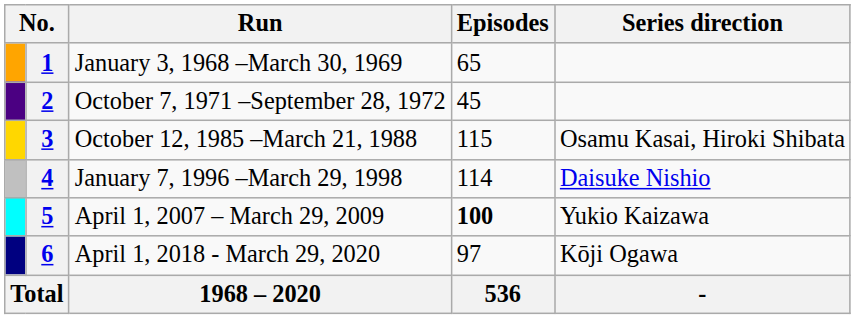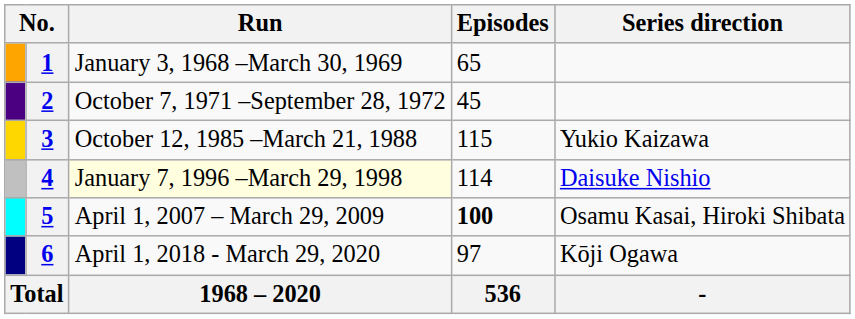(702, 139) Osamu Kasai, Hiroki Shibata -> (635, 139) Yukio Kaizawa
(239, 178) no background -> (239, 178) lightyellow background
(635, 216) Yukio Kaizawa -> (702, 216) Osamu Kasai, Hiroki Shibata
